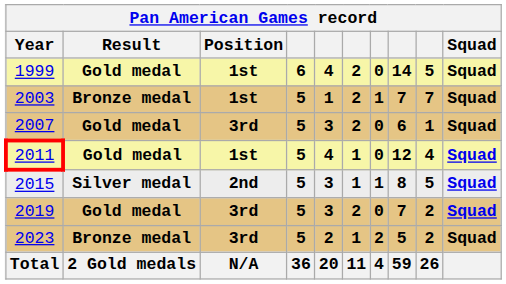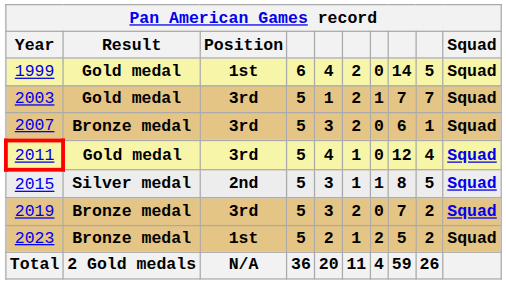(132, 99) Bronze medal -> (132, 99) Gold medal
(244, 99) 1st -> (244, 99) 3rd
(132, 126) Gold medal -> (132, 126) Bronze medal
(244, 155) 1st -> (244, 155) 3rd
(132, 212) Gold medal -> (132, 212) Bronze medal
(244, 238) 3rd -> (244, 238) 1st
